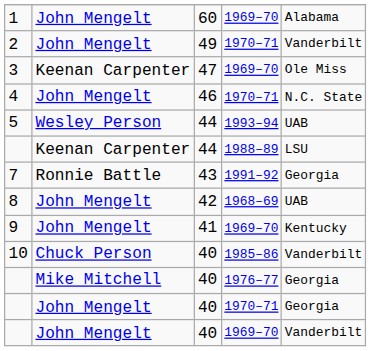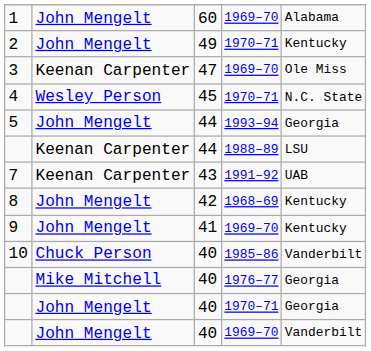(324, 44) Vanderbilt -> (316, 44) Kentucky
(94, 97) John Mengelt -> (98, 97) Wesley Person
(208, 97) 46 -> (208, 97) 45
(98, 123) Wesley Person -> (94, 123) John Mengelt
(296, 123) UAB -> (312, 123) Georgia
(98, 175) Ronnie Battle -> (113, 175) Keenan Carpenter
(312, 175) Georgia -> (296, 175) UAB
(296, 202) UAB -> (316, 202) Kentucky
